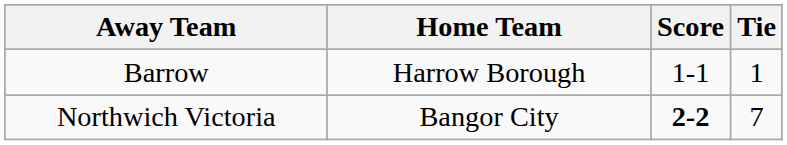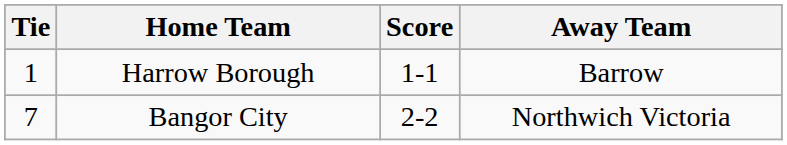columns swapped: (757, 26) <-> (166, 26)
(691, 116) bold -> (420, 116) normal
